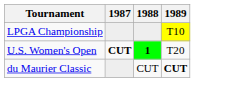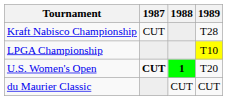+ row: (72, 32)
(175, 68) bold -> (209, 87) normal
